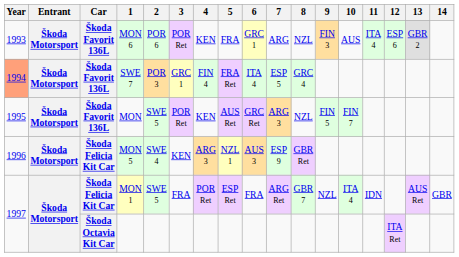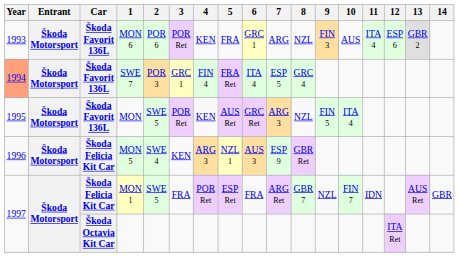(351, 117) FIN 7 -> (351, 117) ITA 4
(351, 194) ITA 4 -> (351, 194) FIN 7
